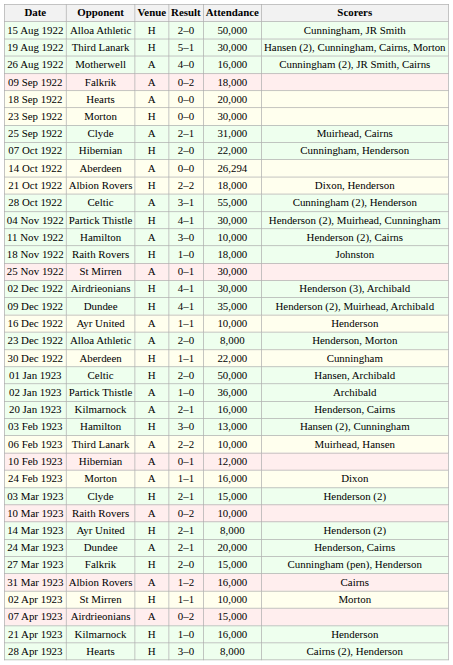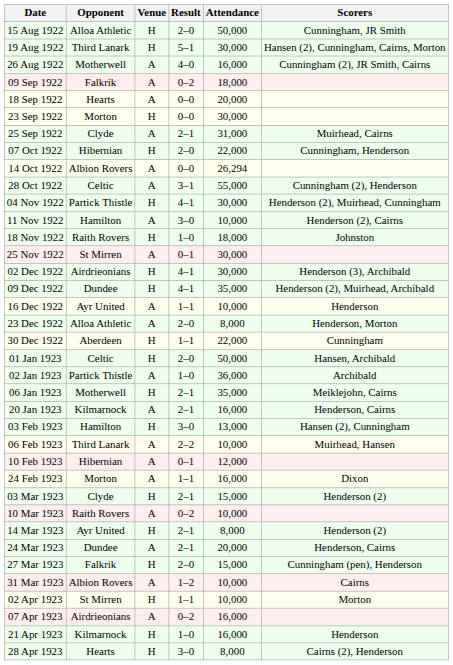(101, 168) Aberdeen -> (101, 168) Albion Rovers
- row: (35, 185)
+ row: (35, 392)
(232, 582) 16,000 -> (232, 582) 10,000
(232, 617) 15,000 -> (232, 617) 16,000
